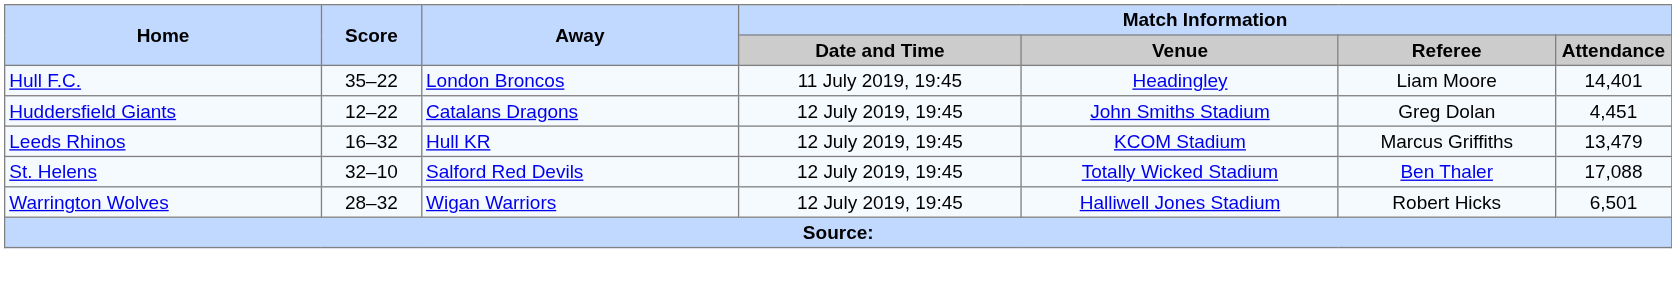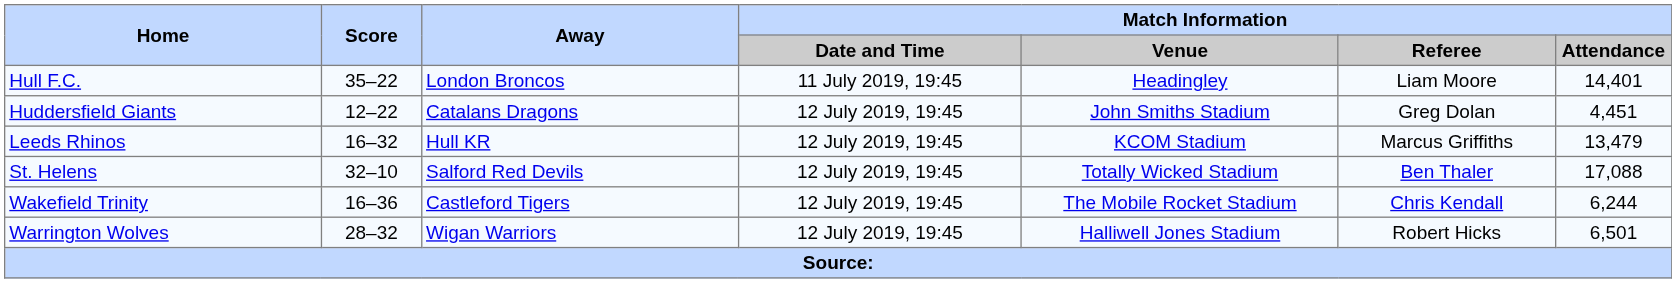+ row: (79, 202)
